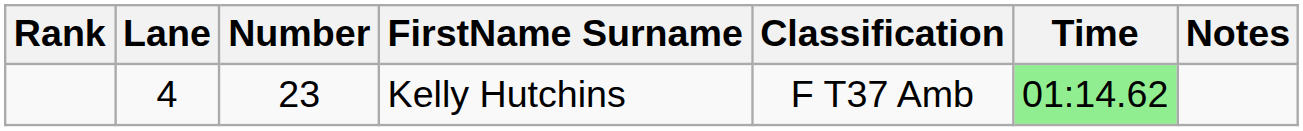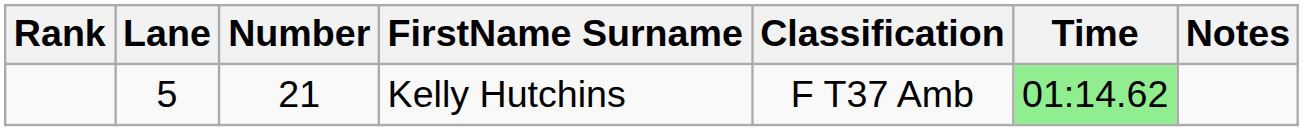(167, 93) 4 -> (167, 93) 5
(299, 93) 23 -> (299, 93) 21
